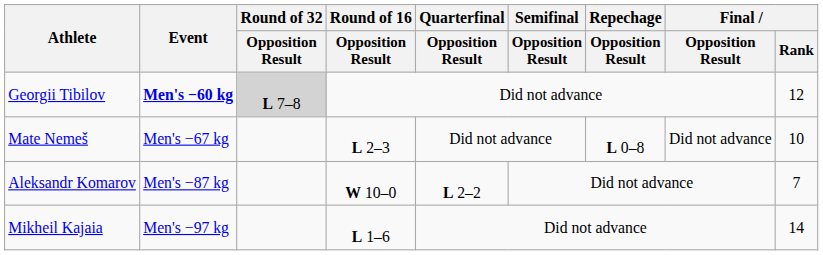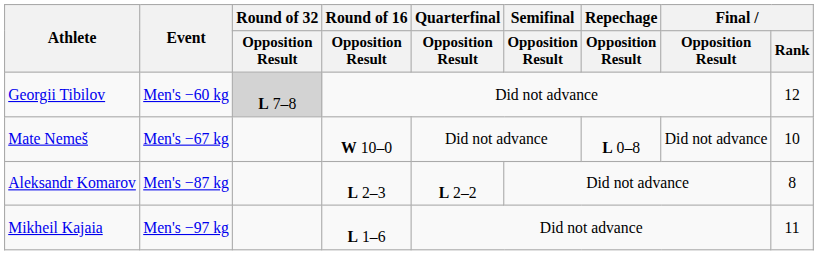(188, 94) bold -> (186, 94) normal
(371, 148) L 2–3 -> (367, 148) W 10–0
(371, 193) W 10–0 -> (367, 193) L 2–3
(796, 183) 7 -> (792, 183) 8
(796, 228) 14 -> (792, 228) 11
